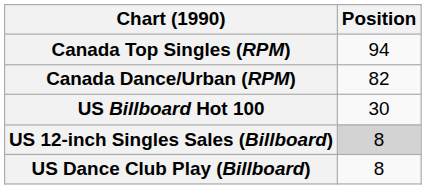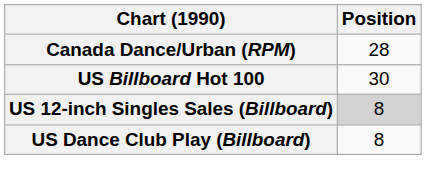- row: (171, 49)
(379, 79) 82 -> (379, 49) 28
